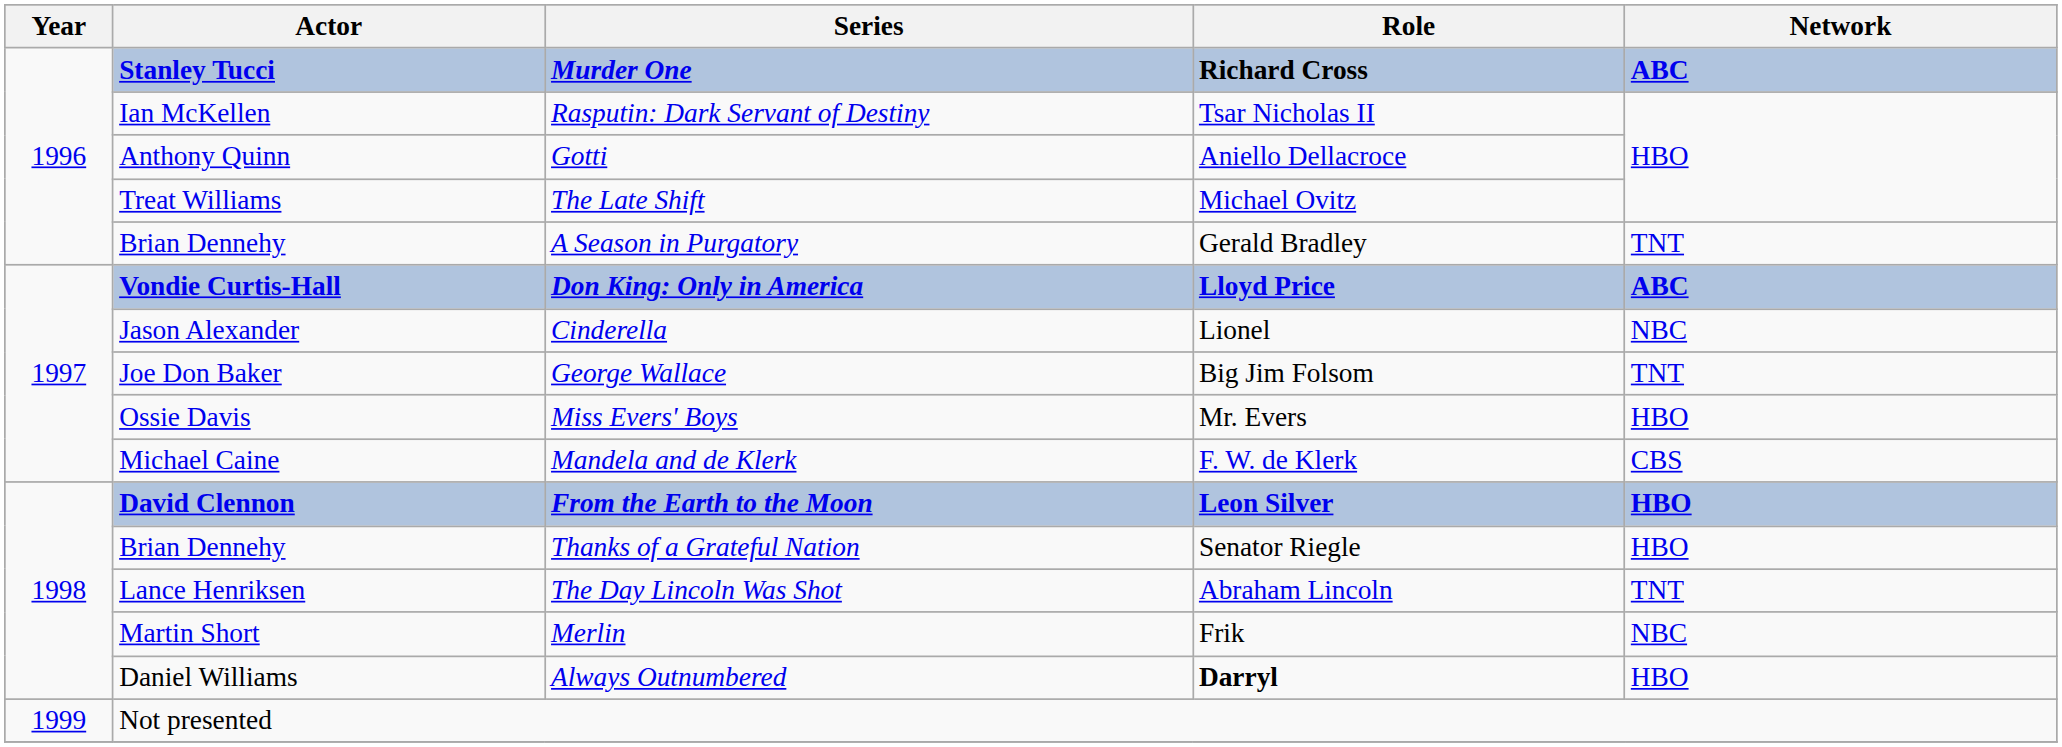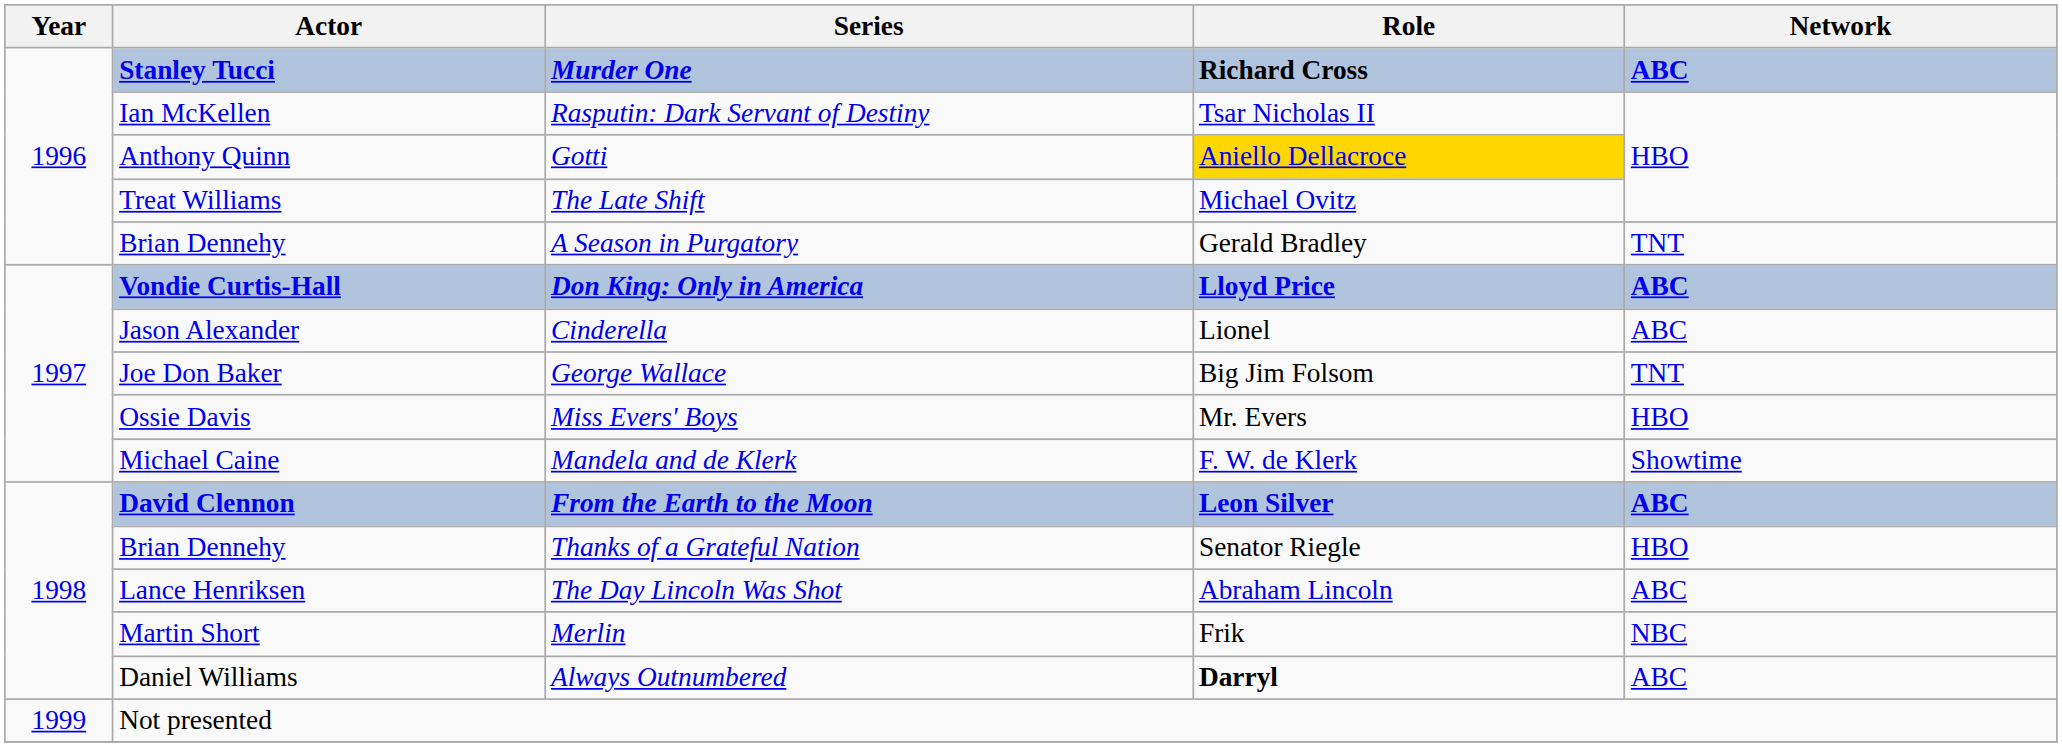(1303, 156) no background -> (1303, 156) gold background
(1659, 329) NBC -> (1659, 329) ABC
(1657, 460) CBS -> (1686, 460) Showtime
(1661, 503) HBO -> (1660, 503) ABC
(1657, 590) TNT -> (1659, 590) ABC
(1660, 677) HBO -> (1659, 677) ABC
